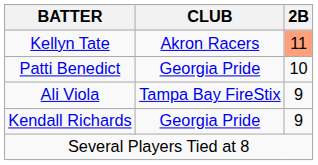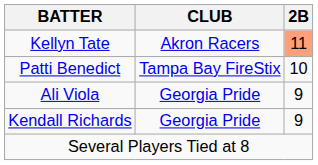(210, 69) Georgia Pride -> (210, 69) Tampa Bay FireStix
(210, 95) Tampa Bay FireStix -> (210, 95) Georgia Pride
